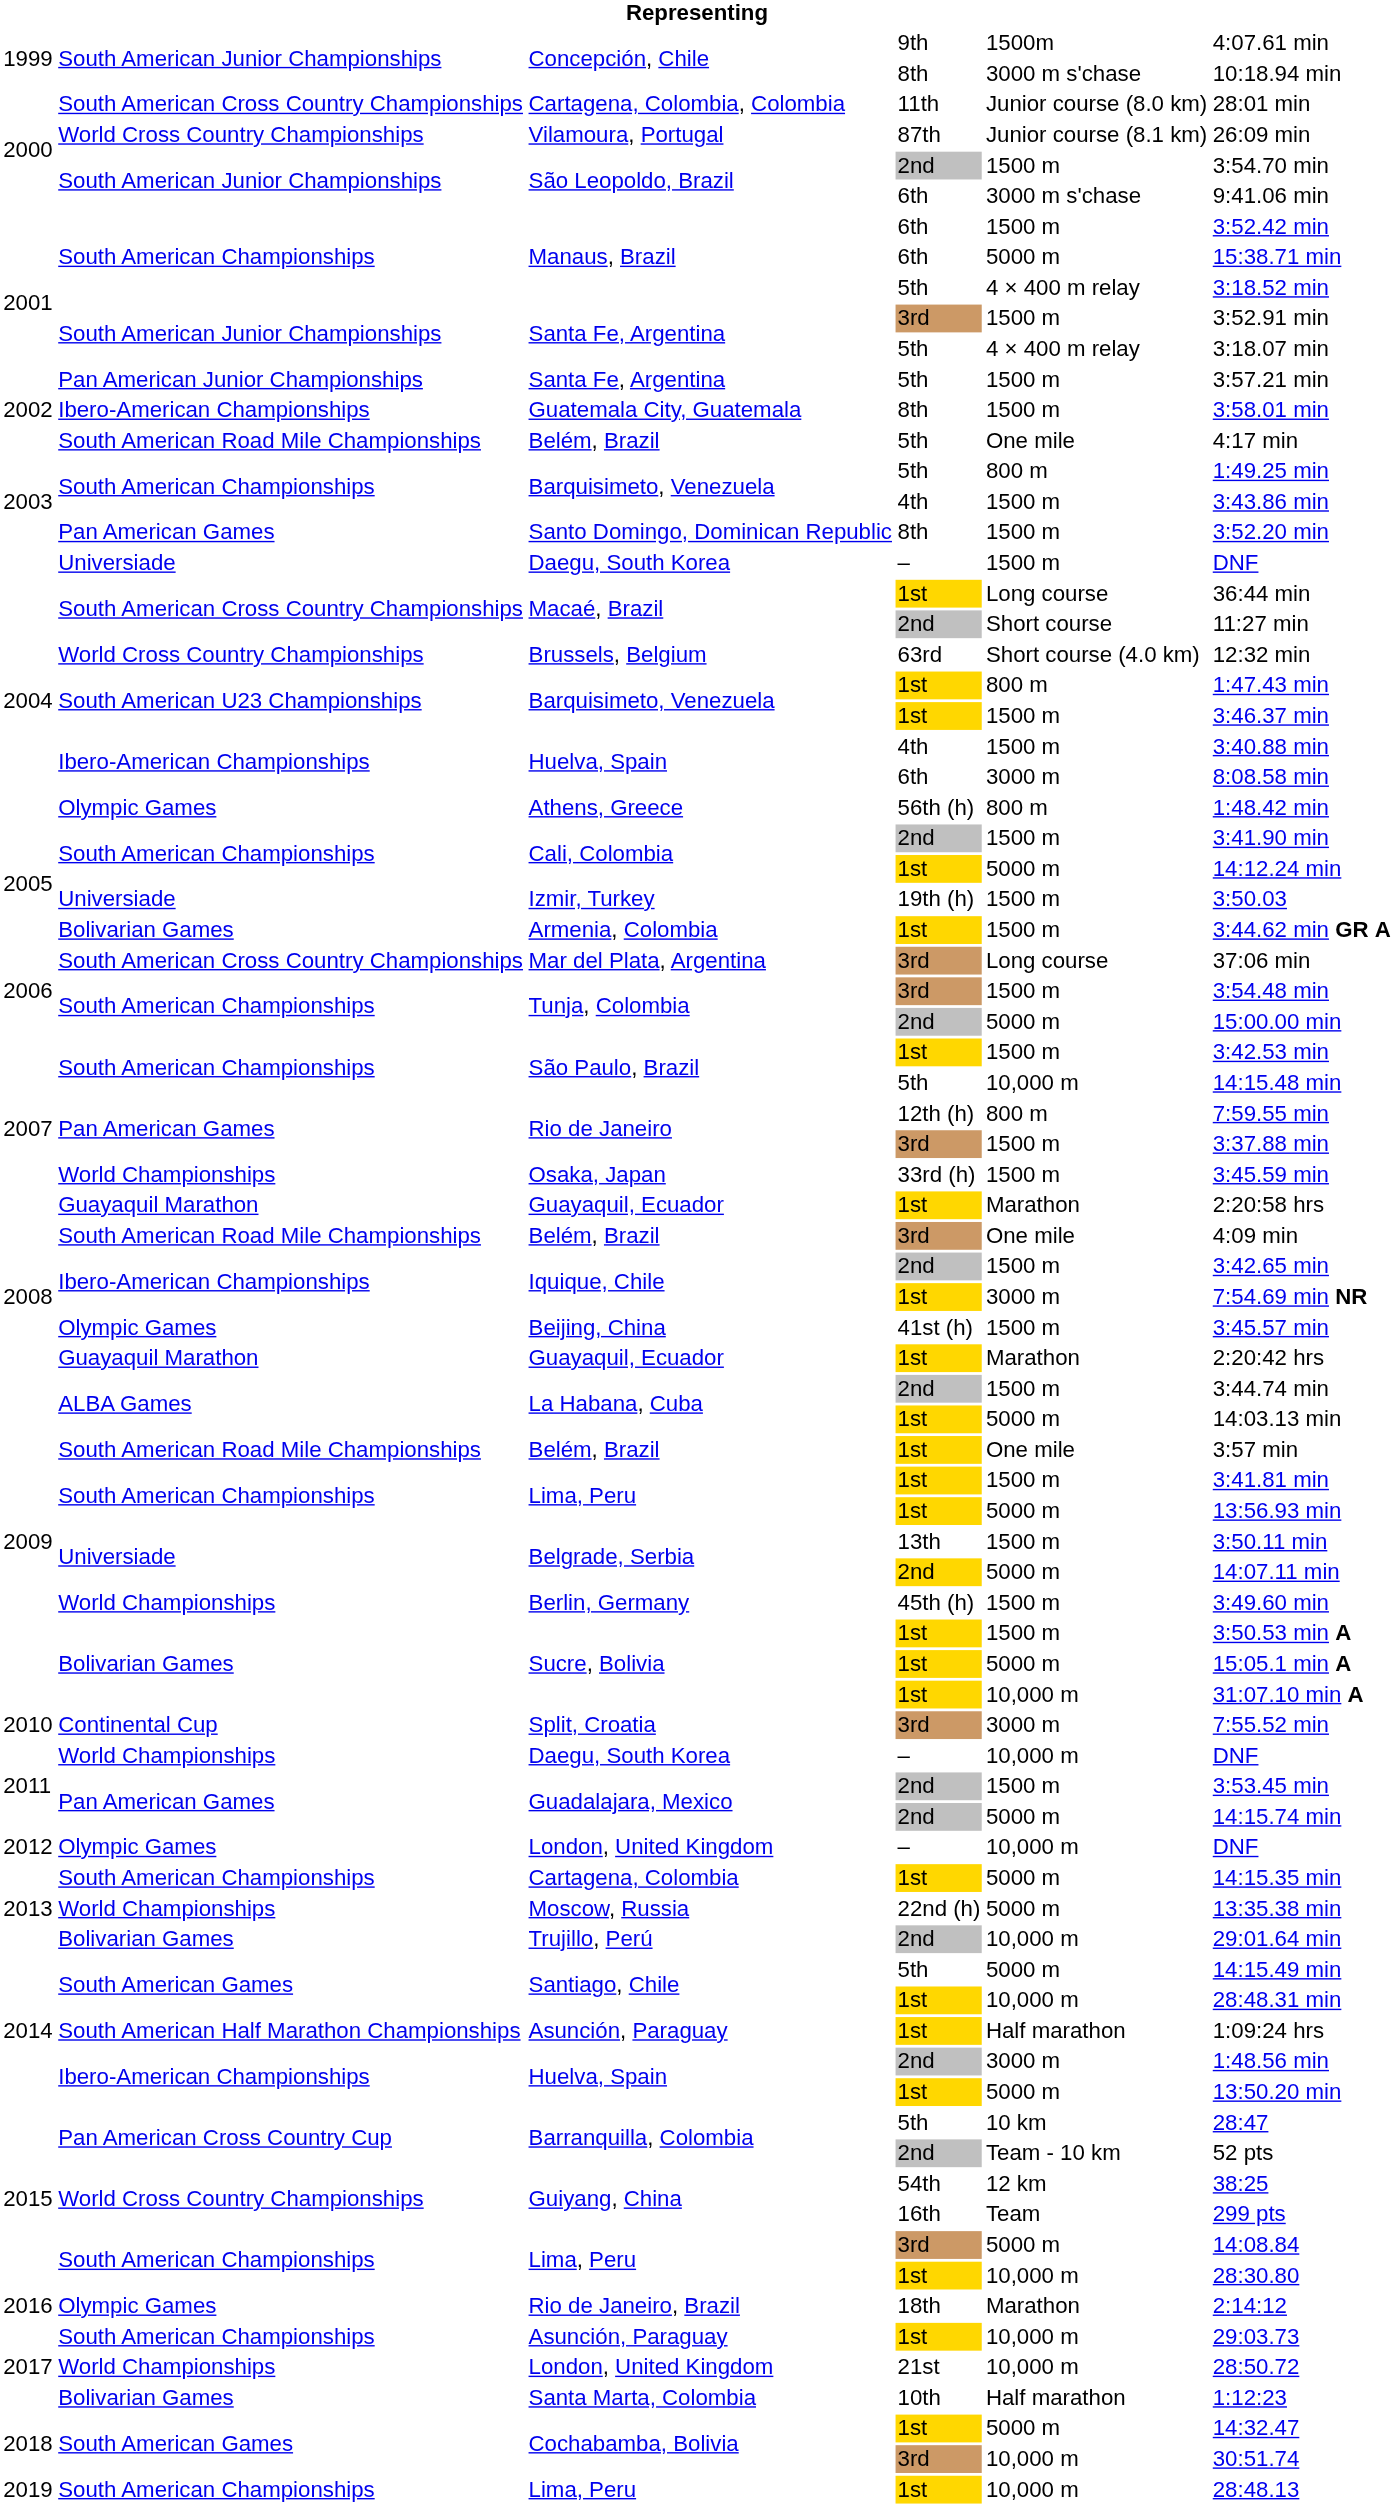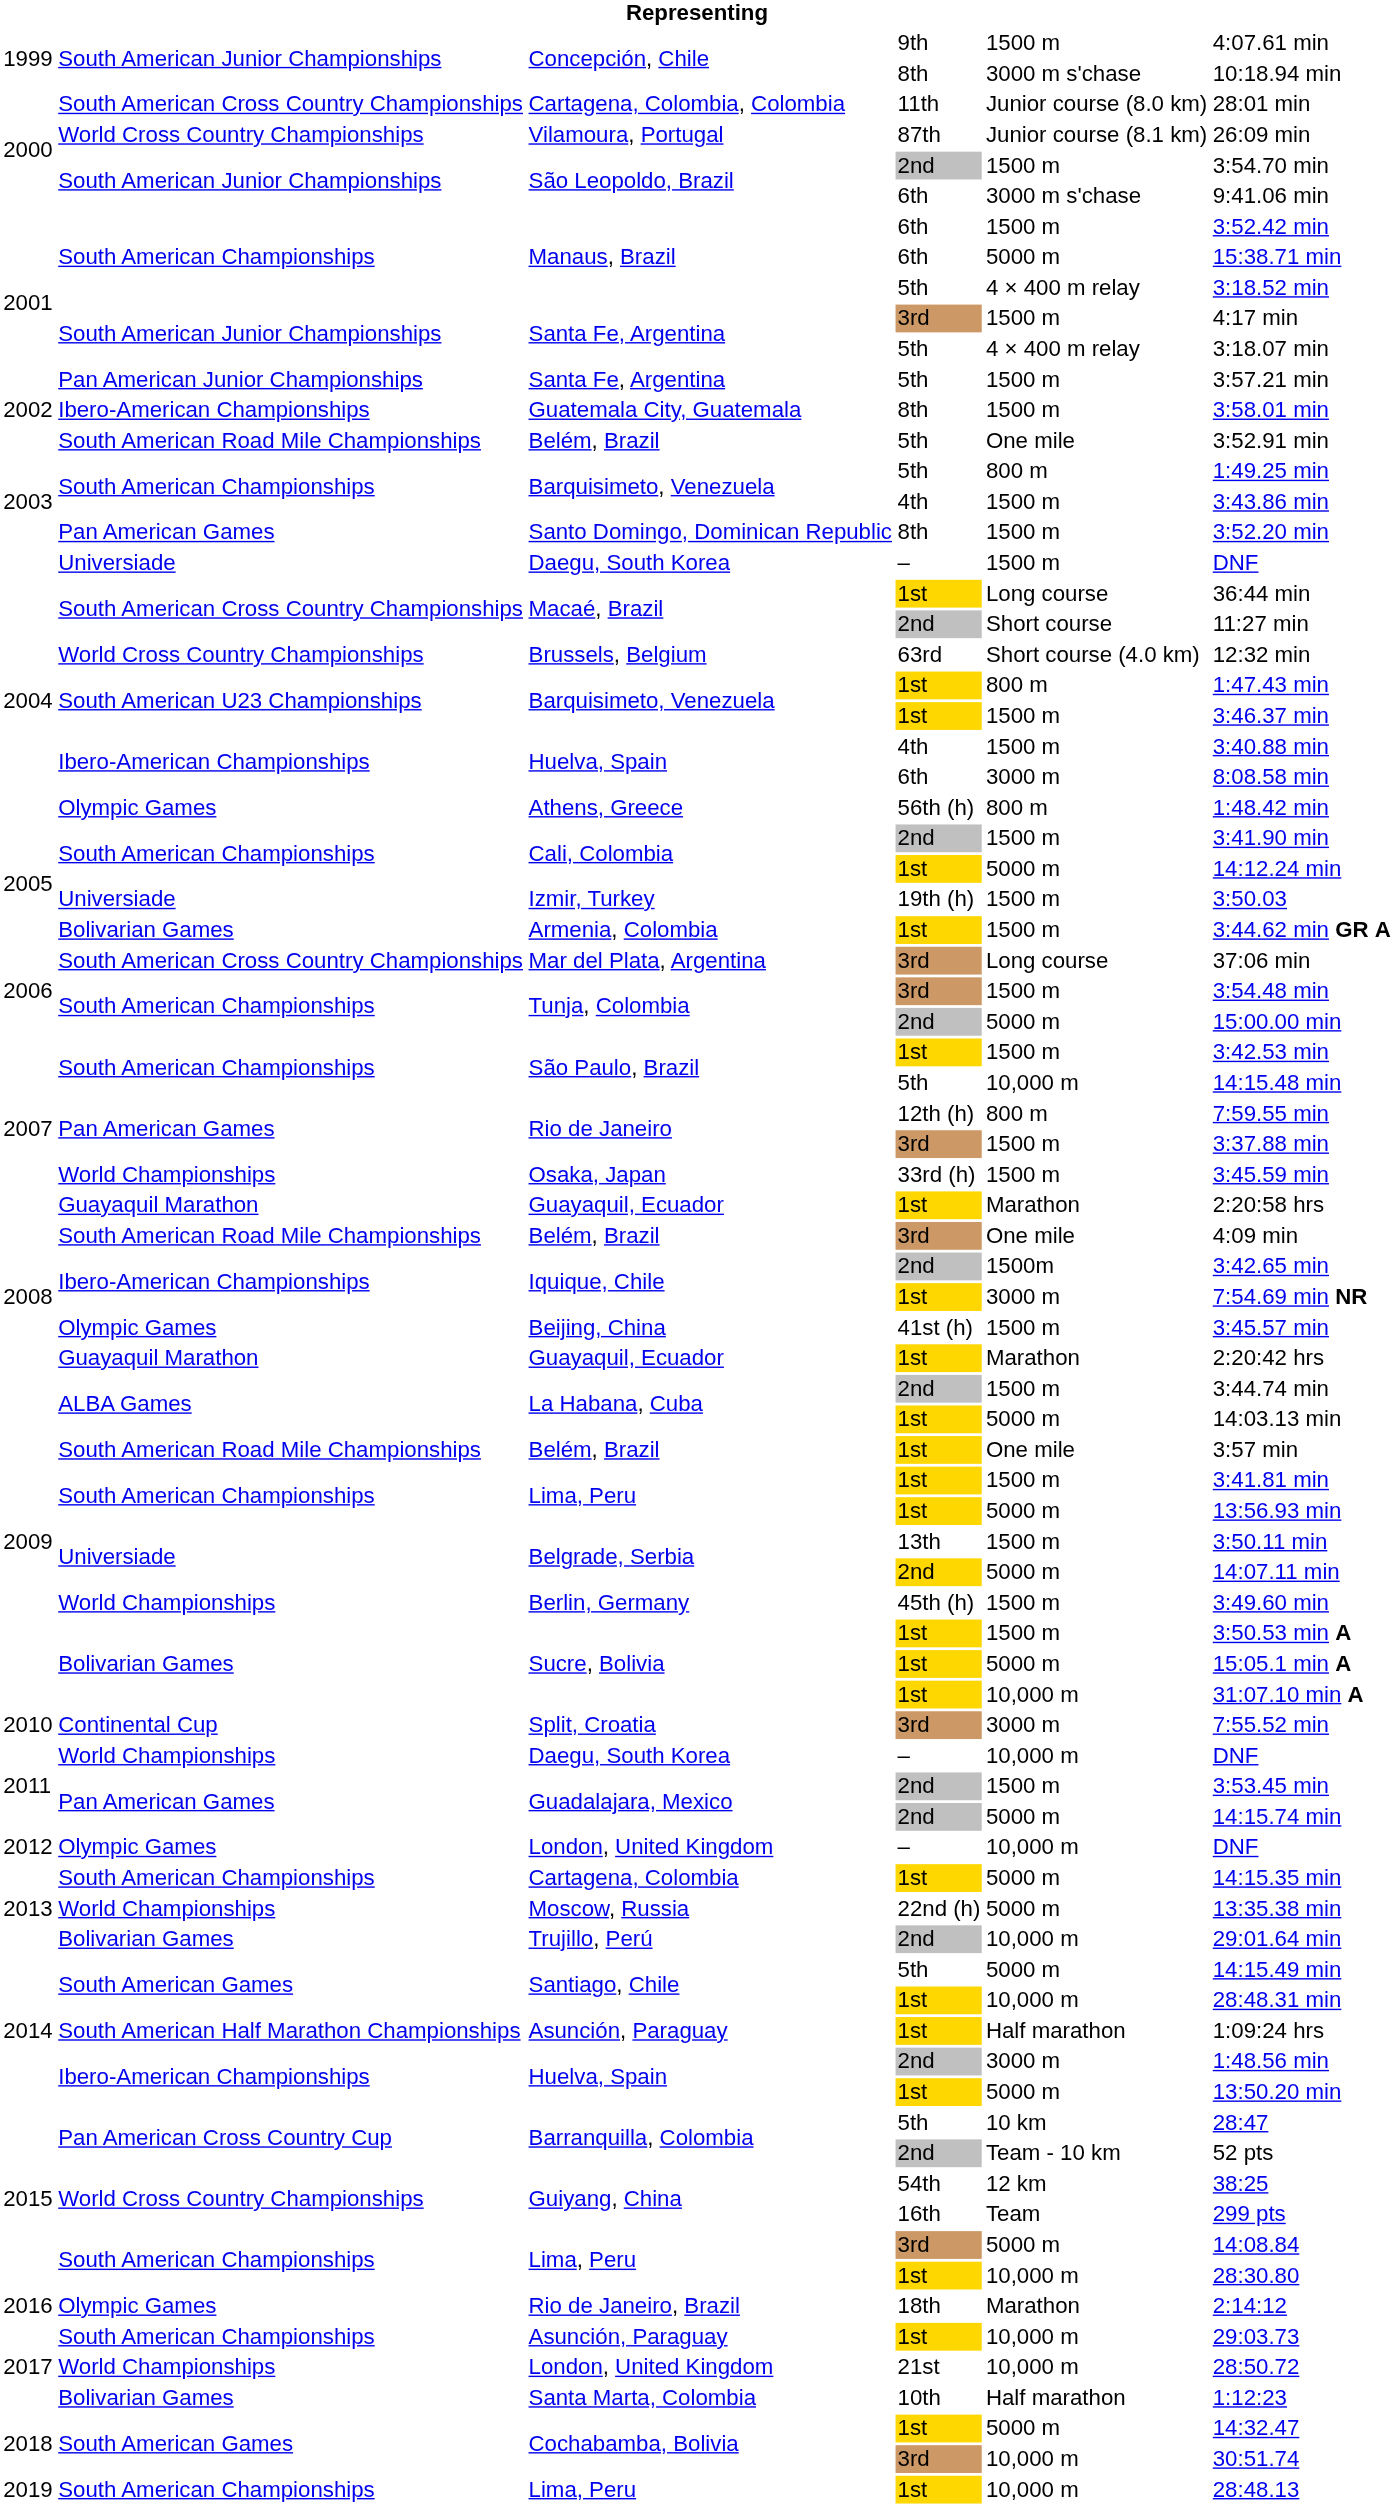(1020, 43) 1500m -> (1023, 43) 1500 m
(1271, 318) 3:52.91 min -> (1255, 318) 4:17 min
(1255, 440) 4:17 min -> (1271, 440) 3:52.91 min
(1023, 1266) 1500 m -> (1020, 1266) 1500m
